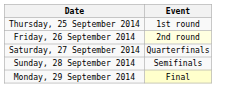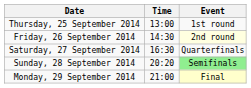+ column: (162, 11)
(178, 63) no background -> (213, 63) lightgreen background
